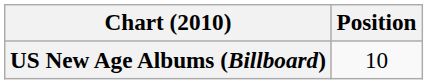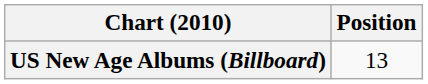(377, 59) 10 -> (377, 59) 13
